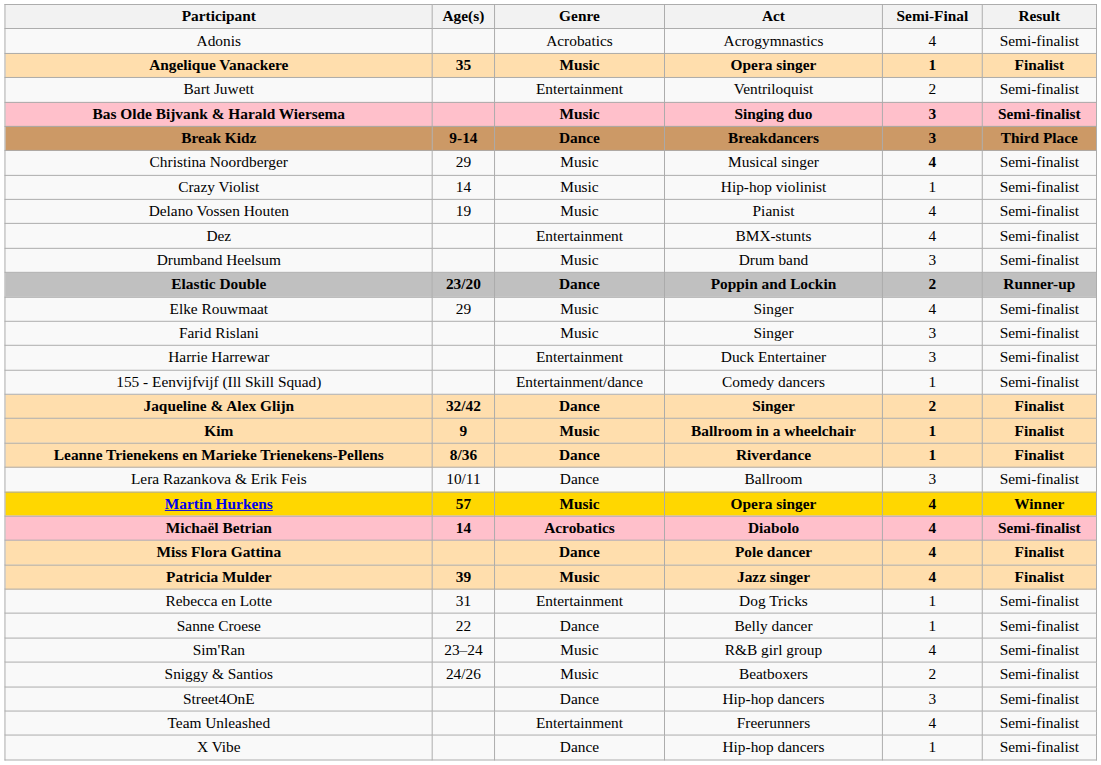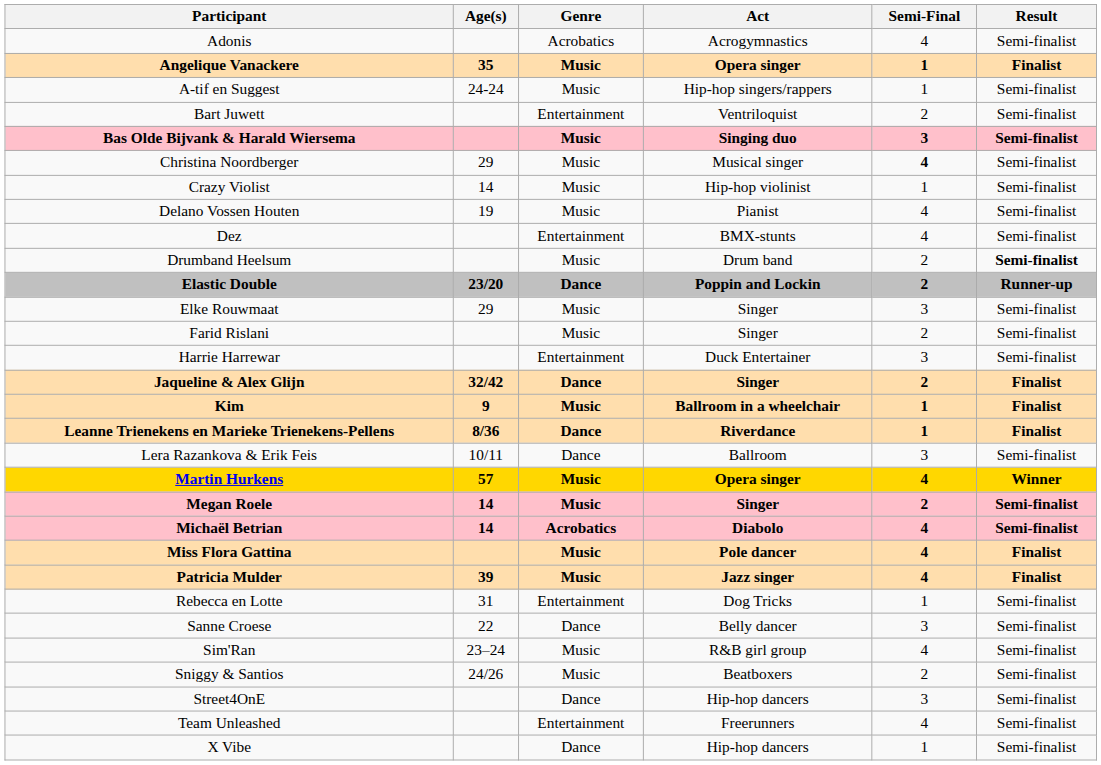+ row: (229, 89)
- row: (219, 138)
(932, 260) 3 -> (924, 260) 2
(1039, 260) normal -> (1037, 260) bold
(932, 308) 4 -> (924, 308) 3
(932, 333) 3 -> (924, 333) 2
- row: (219, 382)
+ row: (229, 503)
(579, 552) Dance -> (581, 552) Music
(932, 625) 1 -> (924, 625) 3
